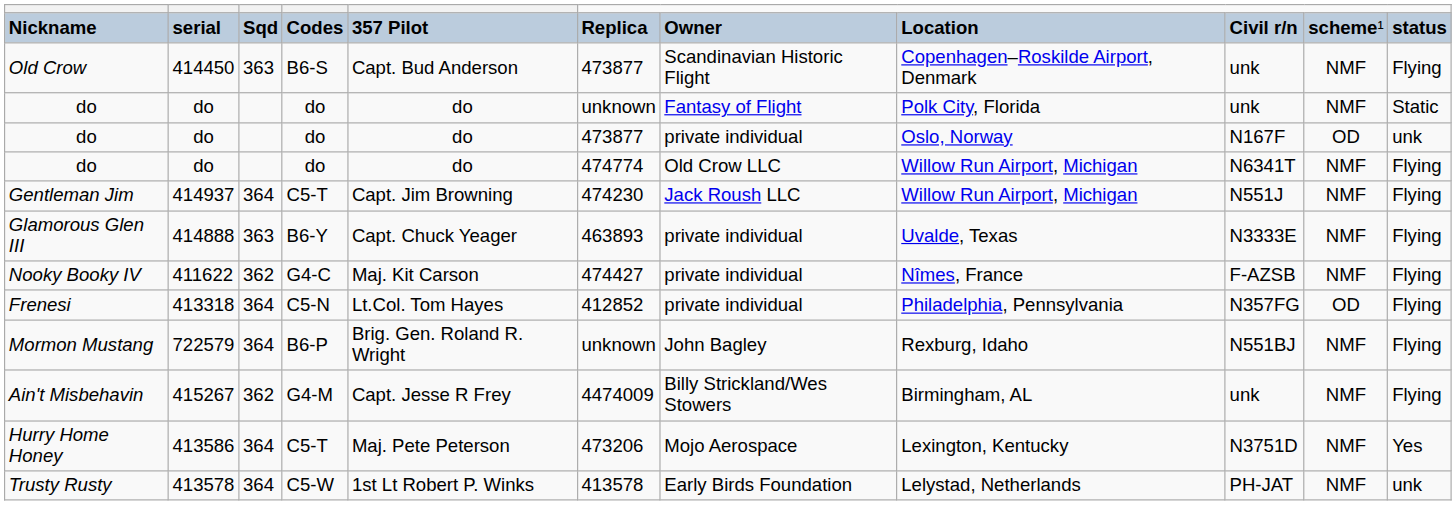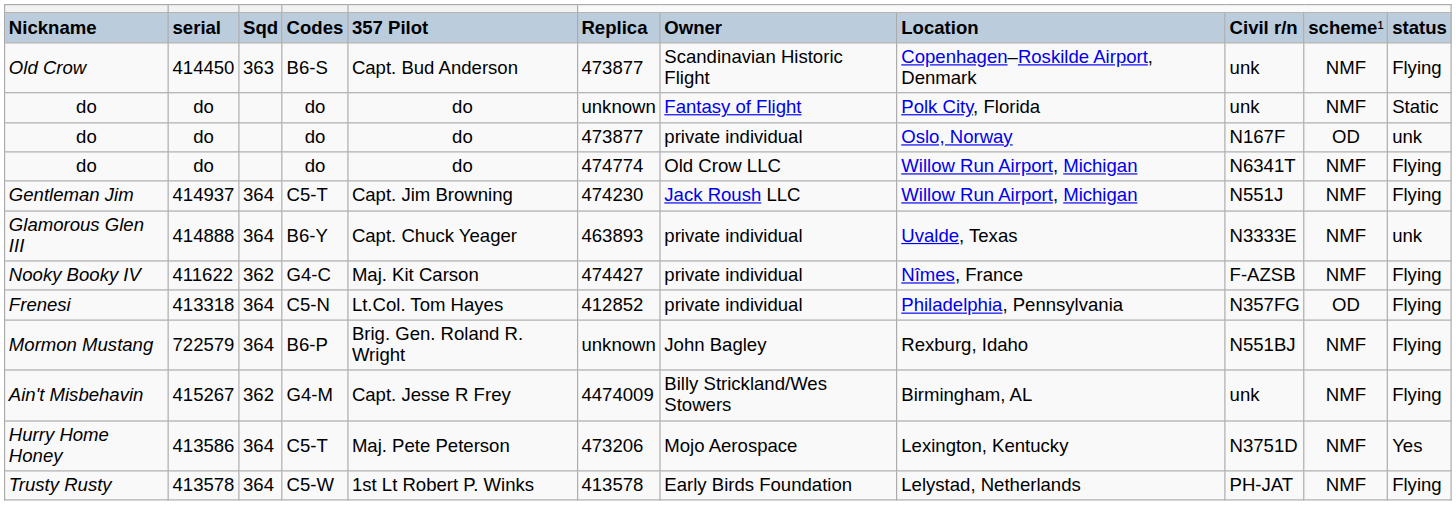(258, 235) 363 -> (258, 235) 364
(1417, 235) Flying -> (1407, 235) unk
(1407, 485) unk -> (1417, 485) Flying
